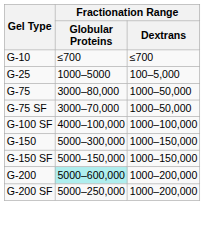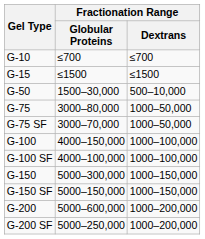+ row: (19, 74)
- row: (19, 74)
+ row: (19, 91)
+ row: (21, 141)
(91, 175) paleturquoise background -> (91, 208) no background
